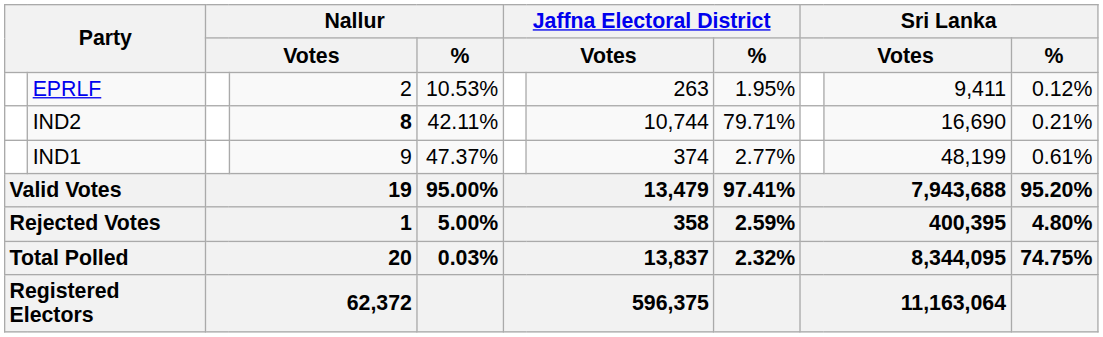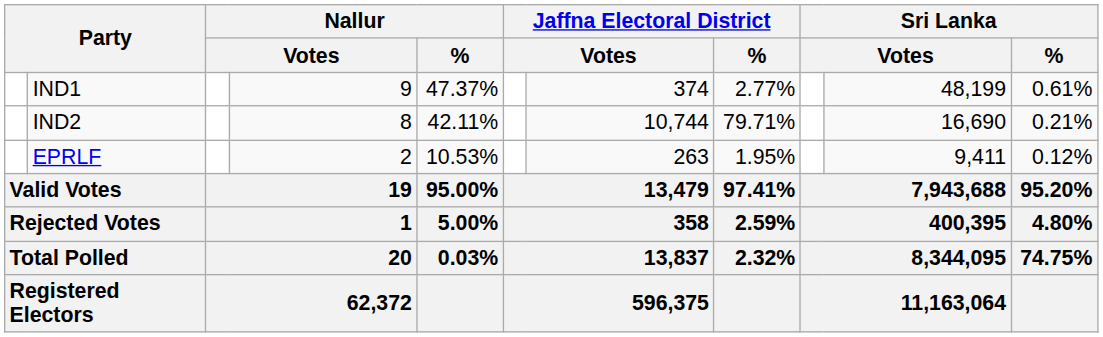rows swapped: (57, 156) <-> (67, 88)
(406, 122) bold -> (406, 122) normal
